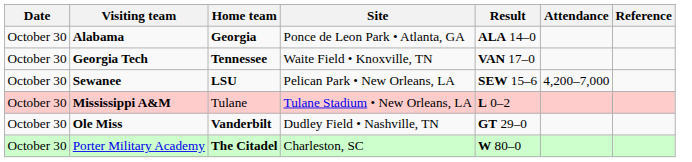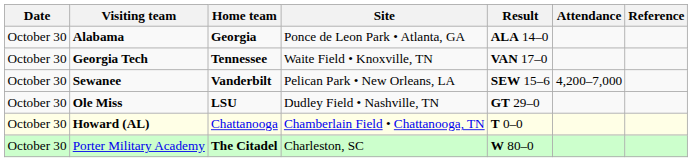(224, 81) LSU -> (241, 81) Vanderbilt
- row: (122, 102)
(241, 124) Vanderbilt -> (224, 102) LSU
+ row: (111, 124)
